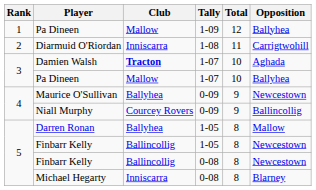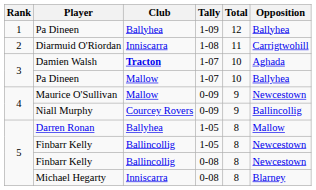(142, 29) Mallow -> (144, 29) Ballyhea
(144, 95) Ballyhea -> (142, 95) Mallow
